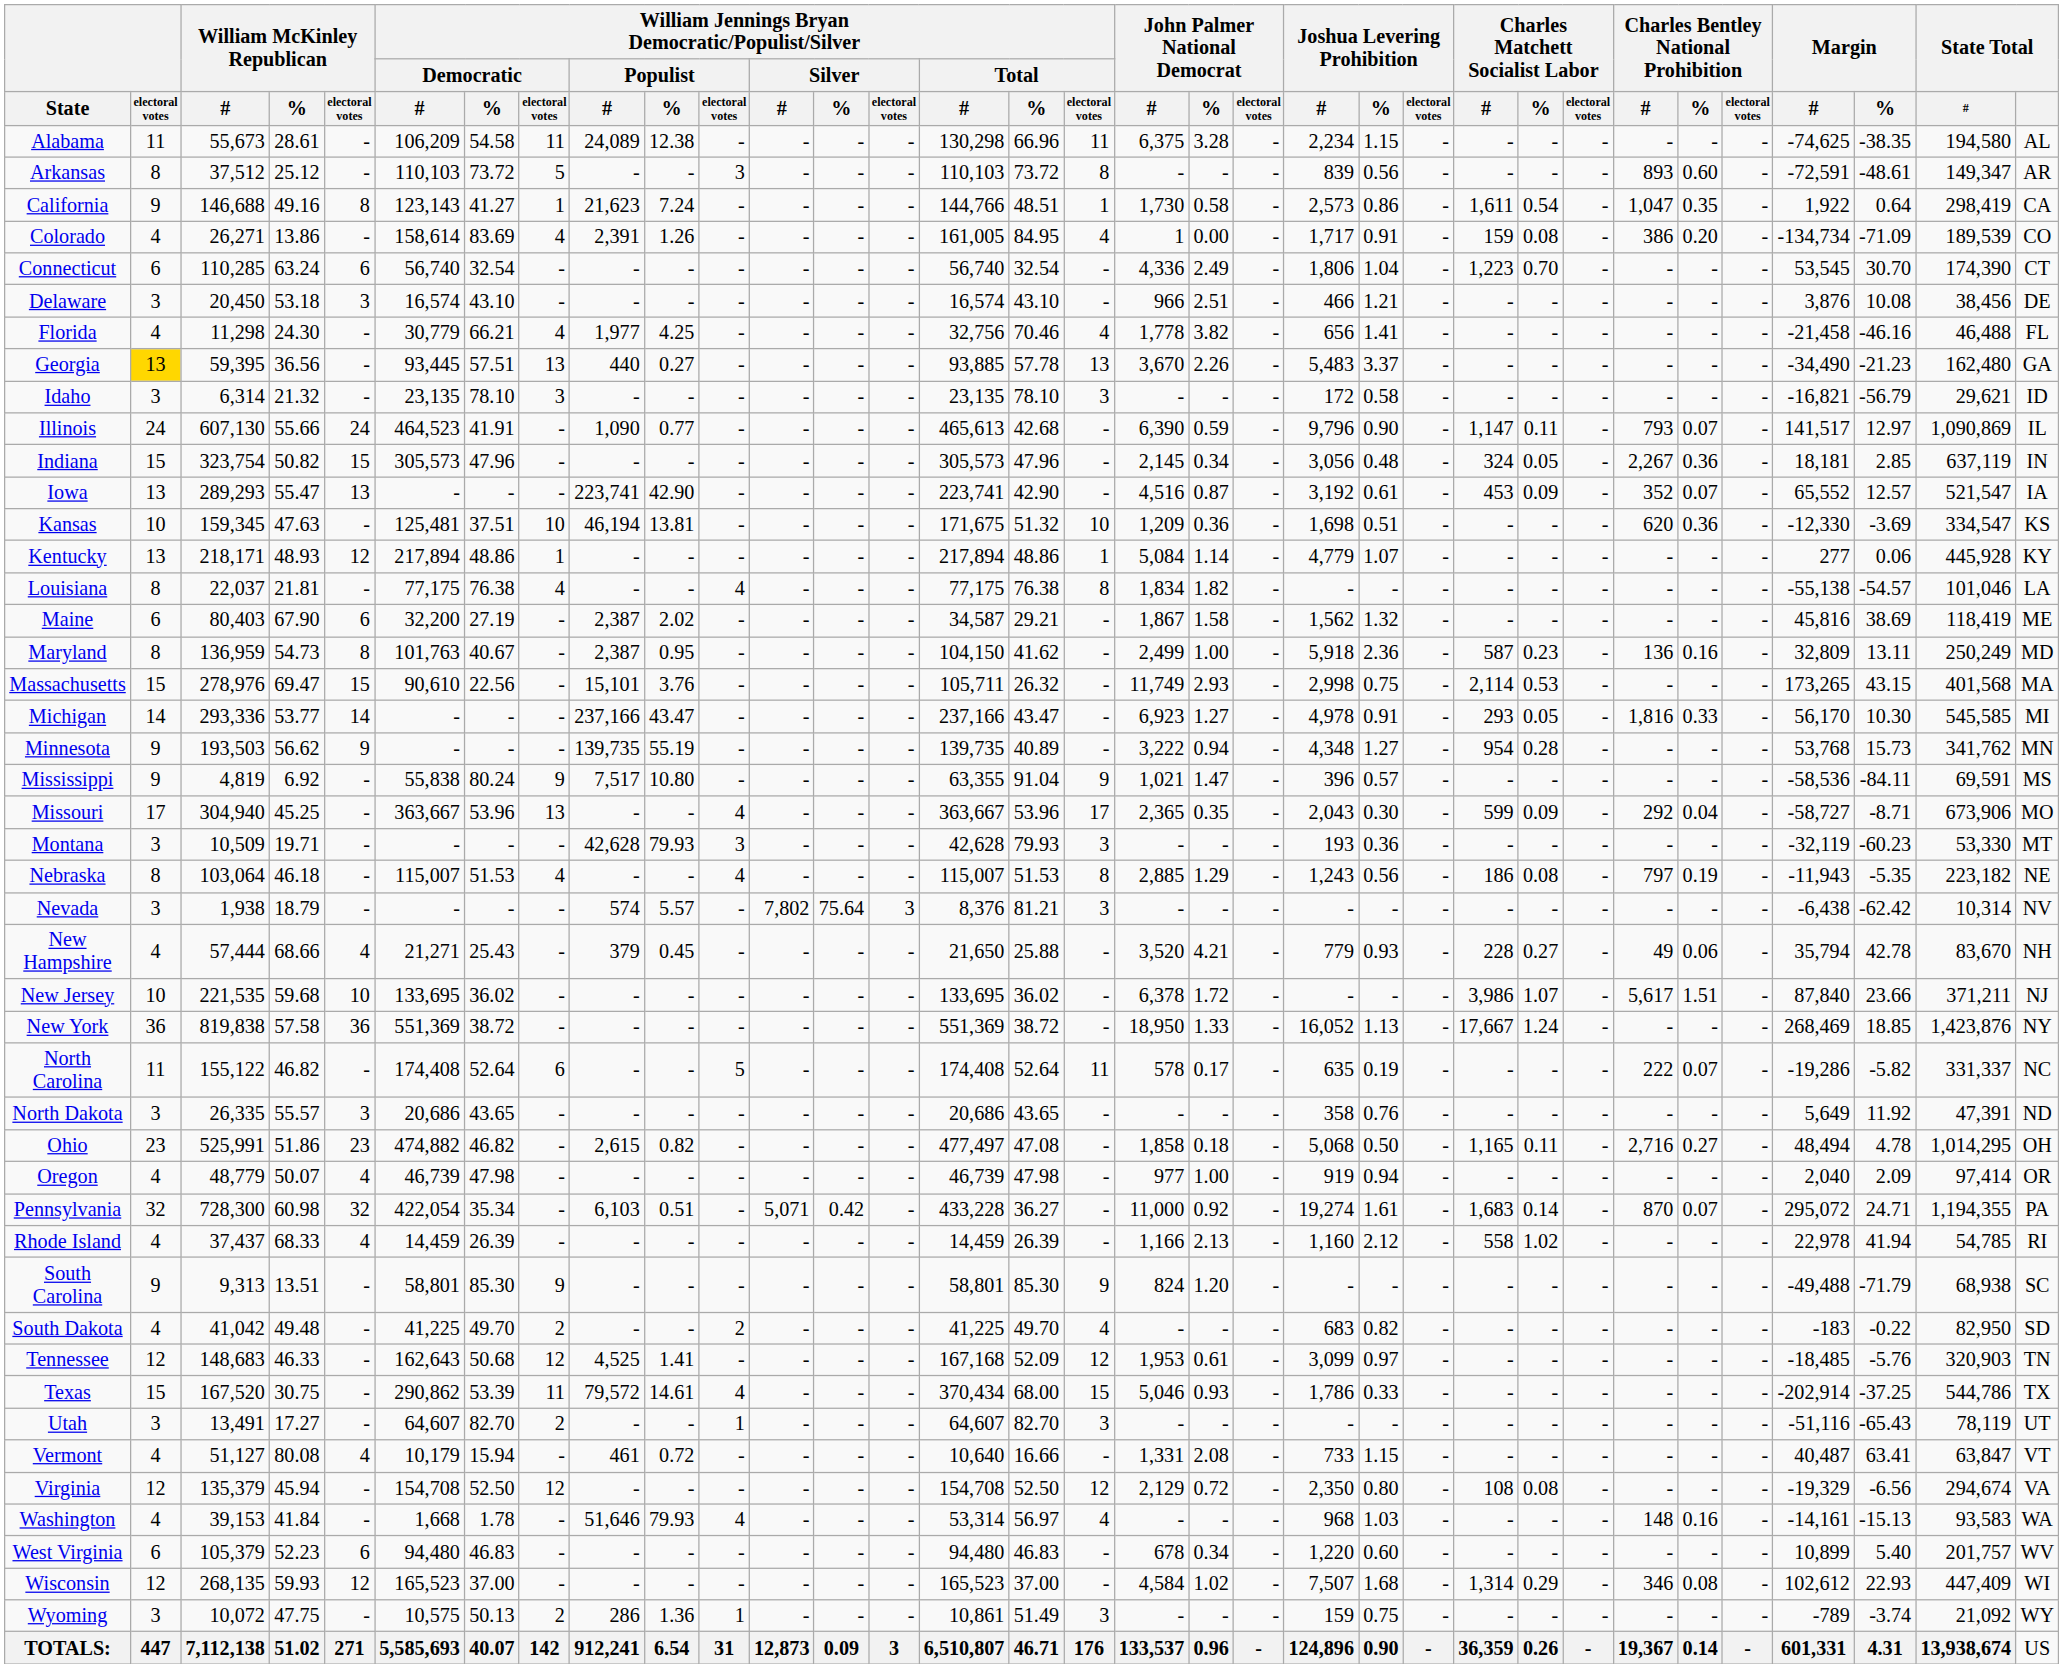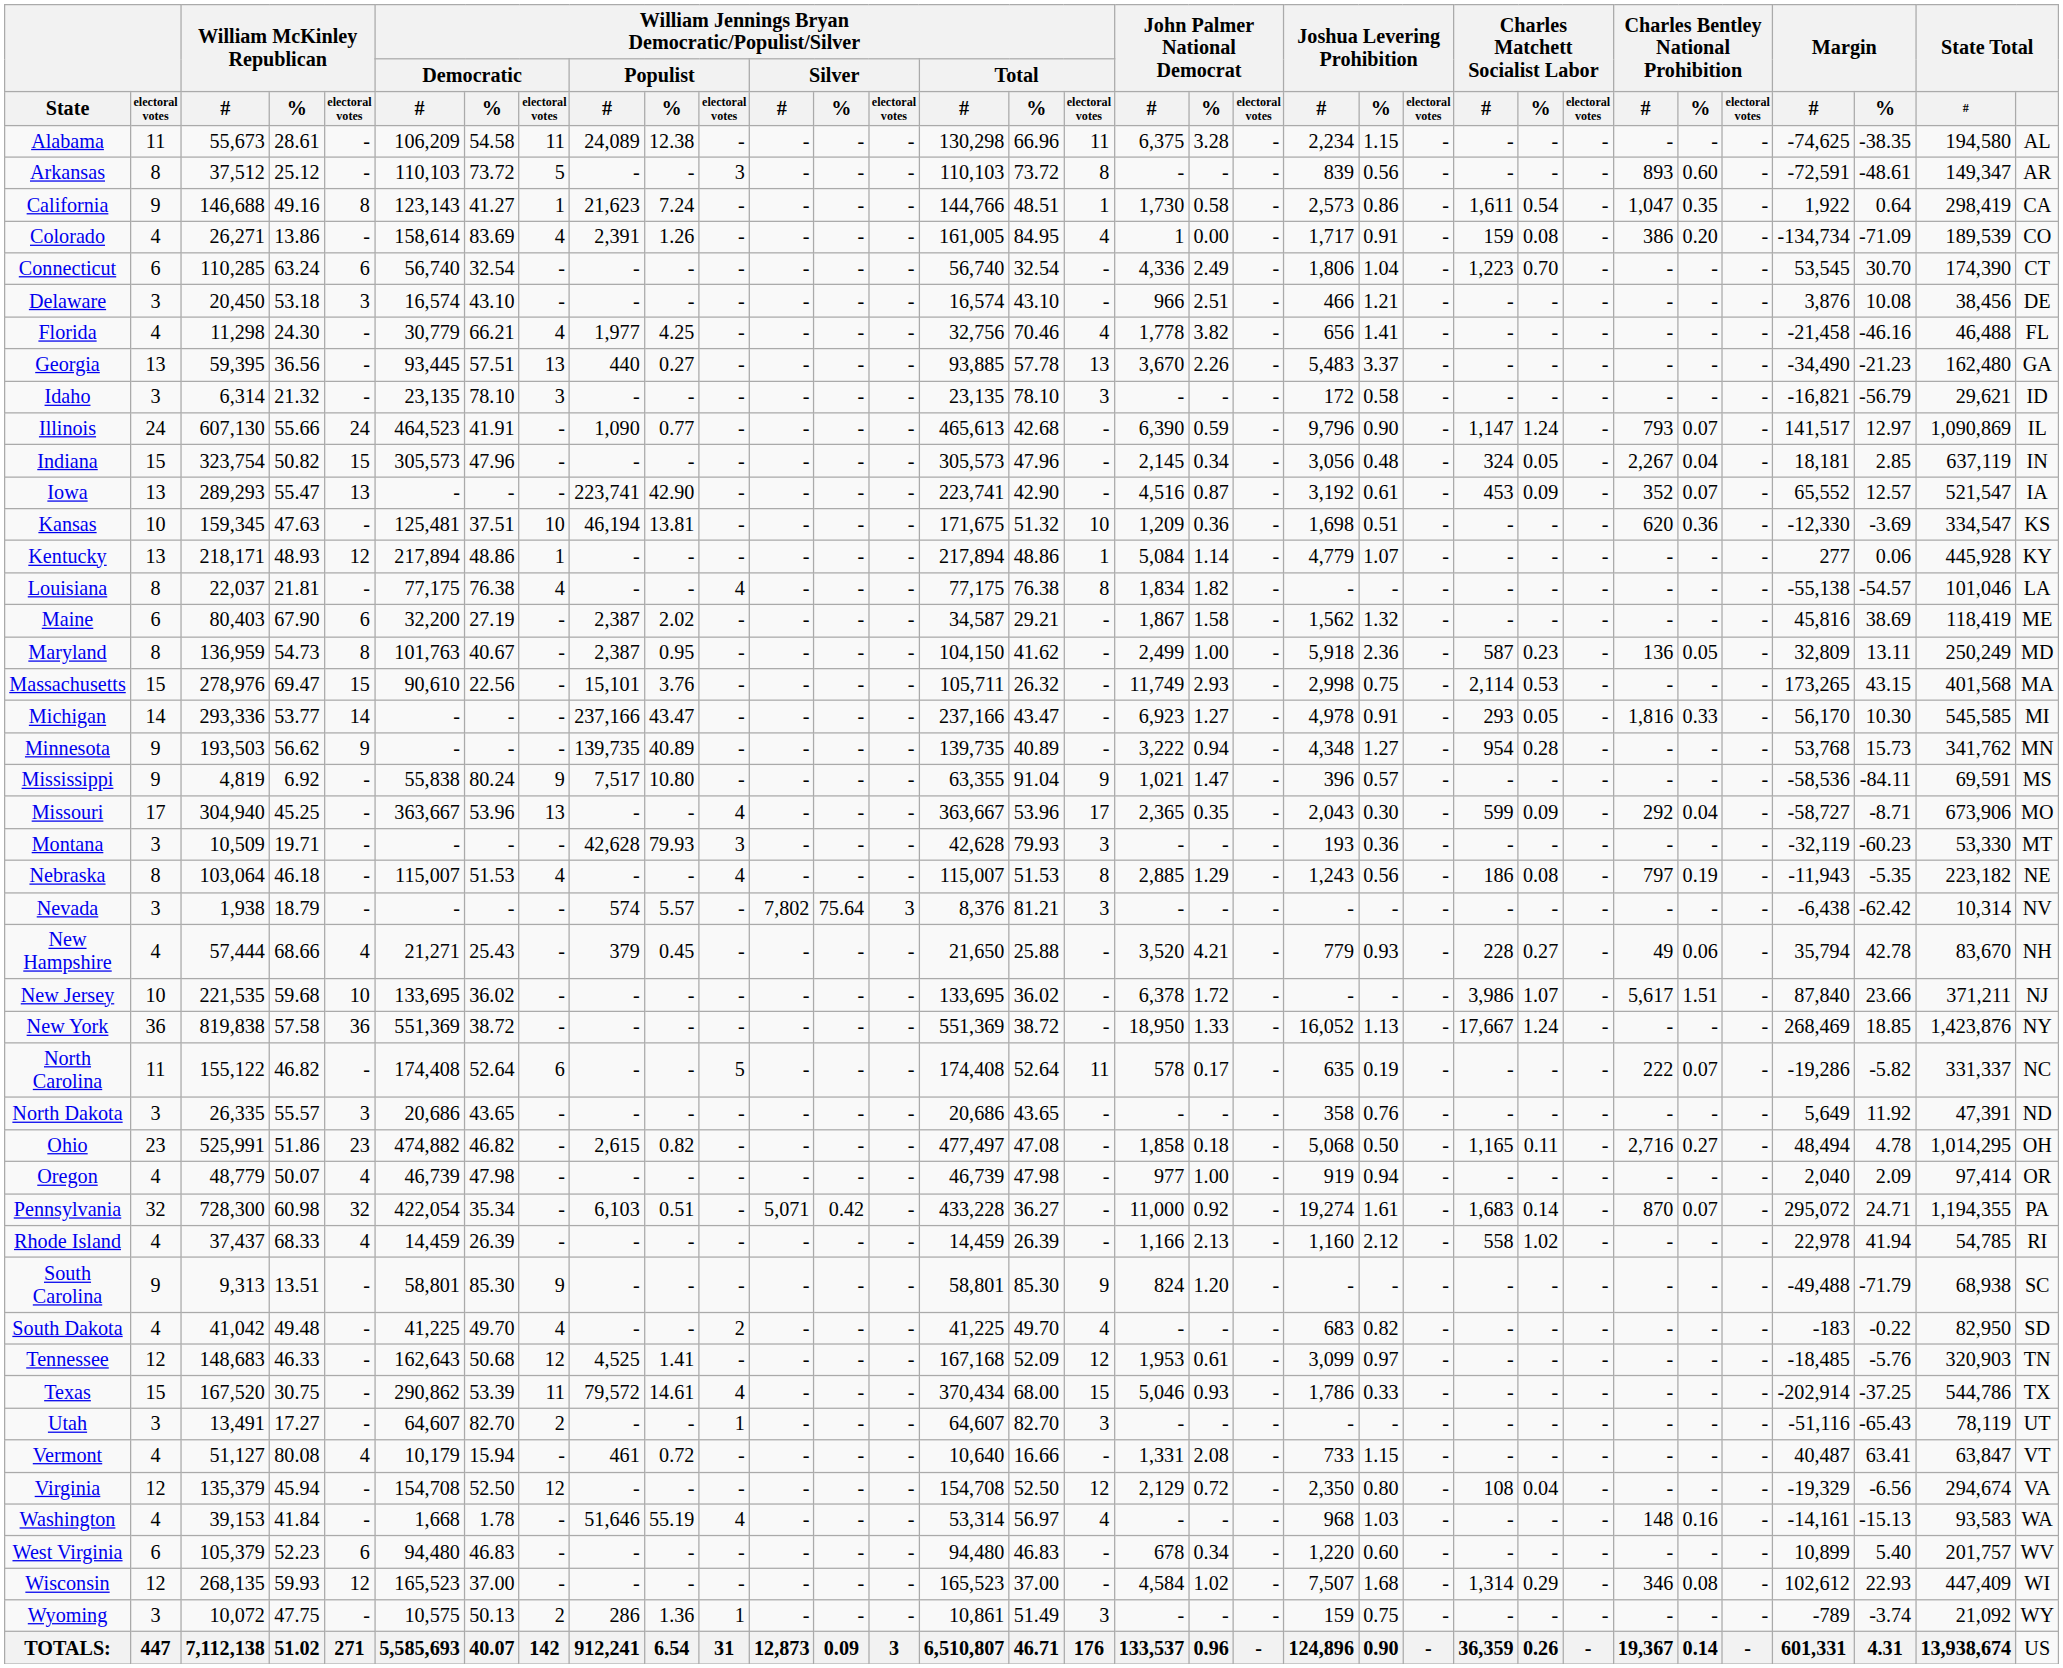(156, 364) gold background -> (156, 364) no background
(1541, 428) 0.11 -> (1541, 428) 1.24
(1700, 460) 0.36 -> (1700, 460) 0.04
(1700, 652) 0.16 -> (1700, 652) 0.05
(672, 748) 55.19 -> (672, 748) 40.89
(560, 1327) 2 -> (560, 1327) 4
(1541, 1487) 0.08 -> (1541, 1487) 0.04
(672, 1519) 79.93 -> (672, 1519) 55.19
